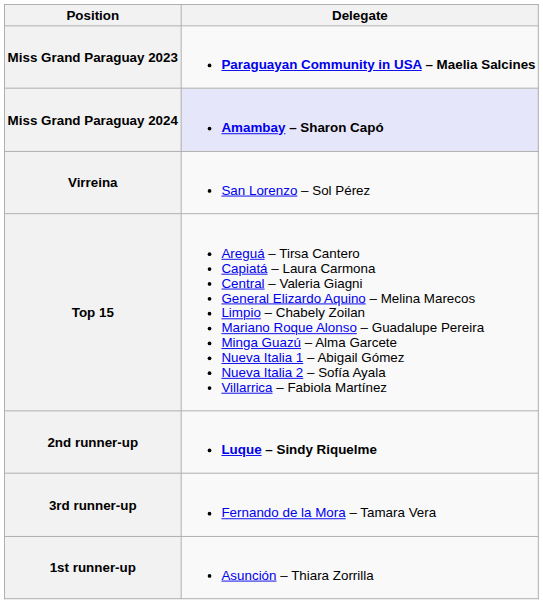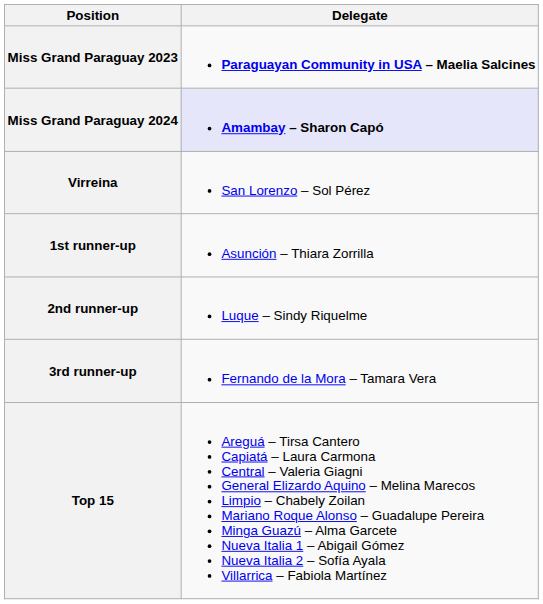rows swapped: (93, 568) <-> (93, 313)
(360, 450) bold -> (360, 316) normal
